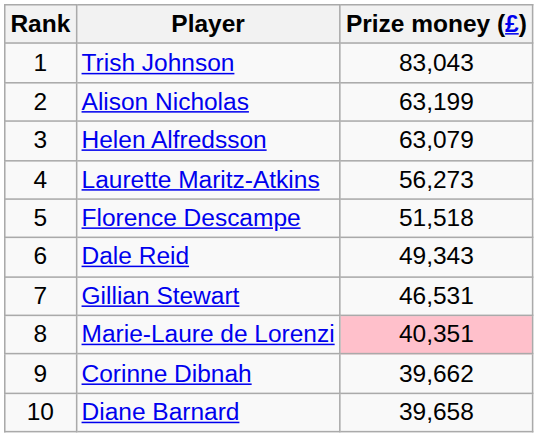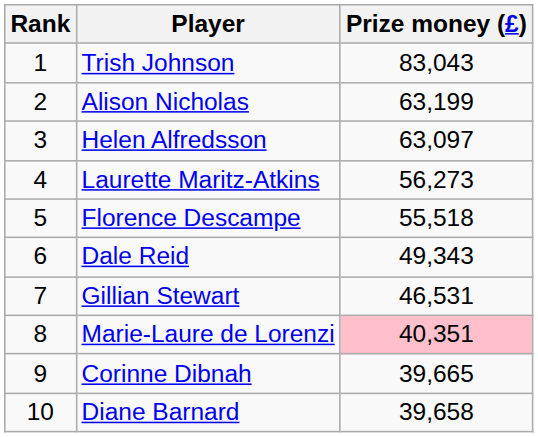(436, 140) 63,079 -> (436, 140) 63,097
(436, 218) 51,518 -> (436, 218) 55,518
(436, 373) 39,662 -> (436, 373) 39,665
